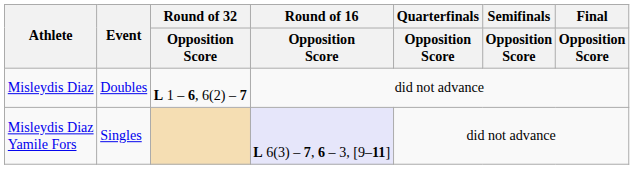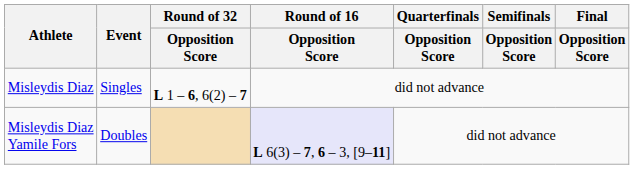(124, 88) Doubles -> (121, 88) Singles
(121, 136) Singles -> (124, 136) Doubles
